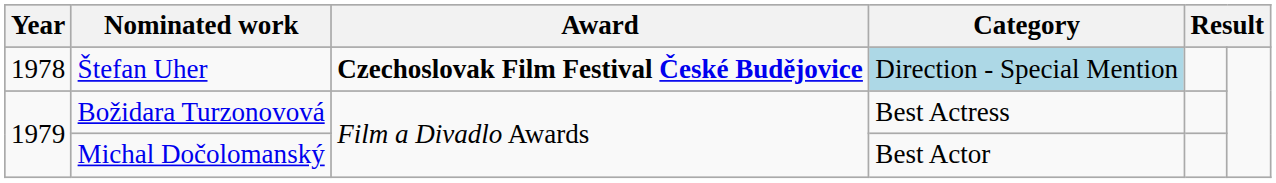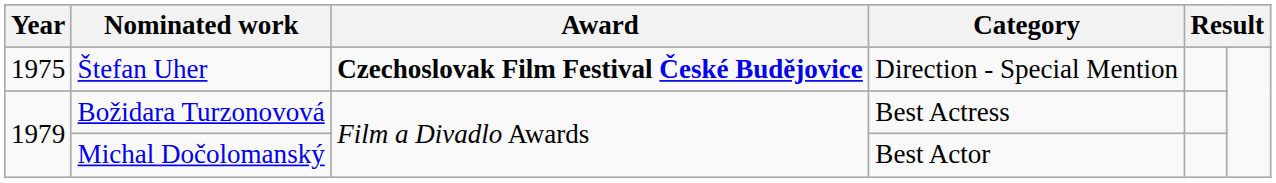(38, 68) 1978 -> (38, 68) 1975
(1027, 68) lightblue background -> (1027, 68) no background
